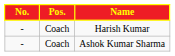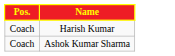- column: (22, 12)
